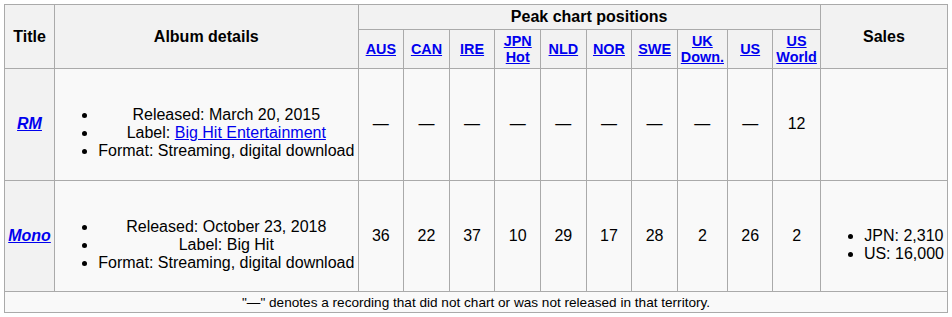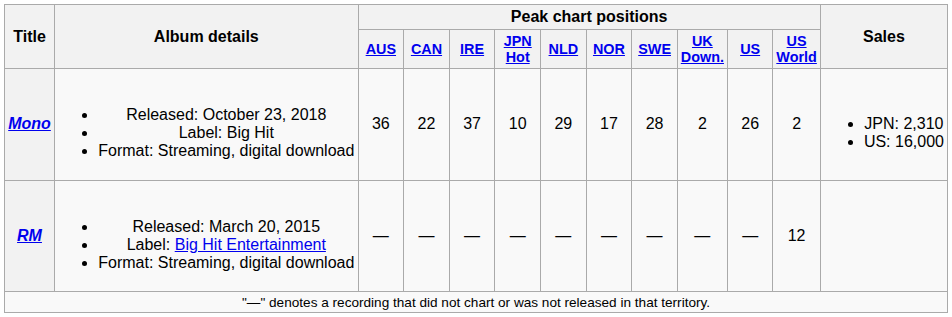rows swapped: (30, 124) <-> (30, 235)
